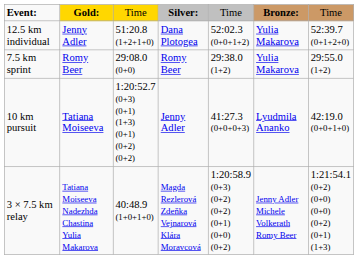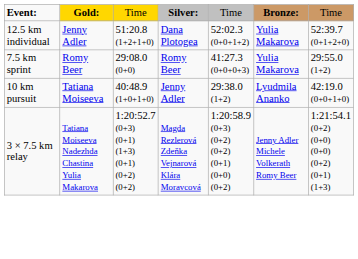(227, 64) 29:38.0 (1+2) -> (230, 64) 41:27.3 (0+0+0+3)
(136, 122) 1:20:52.7 (0+3) (0+1) (1+3) (0+1) (0+2) (0+2) -> (135, 92) 40:48.9 (1+0+1+0)
(230, 122) 41:27.3 (0+0+0+3) -> (227, 92) 29:38.0 (1+2)
(135, 210) 40:48.9 (1+0+1+0) -> (136, 151) 1:20:52.7 (0+3) (0+1) (1+3) (0+1) (0+2) (0+2)
